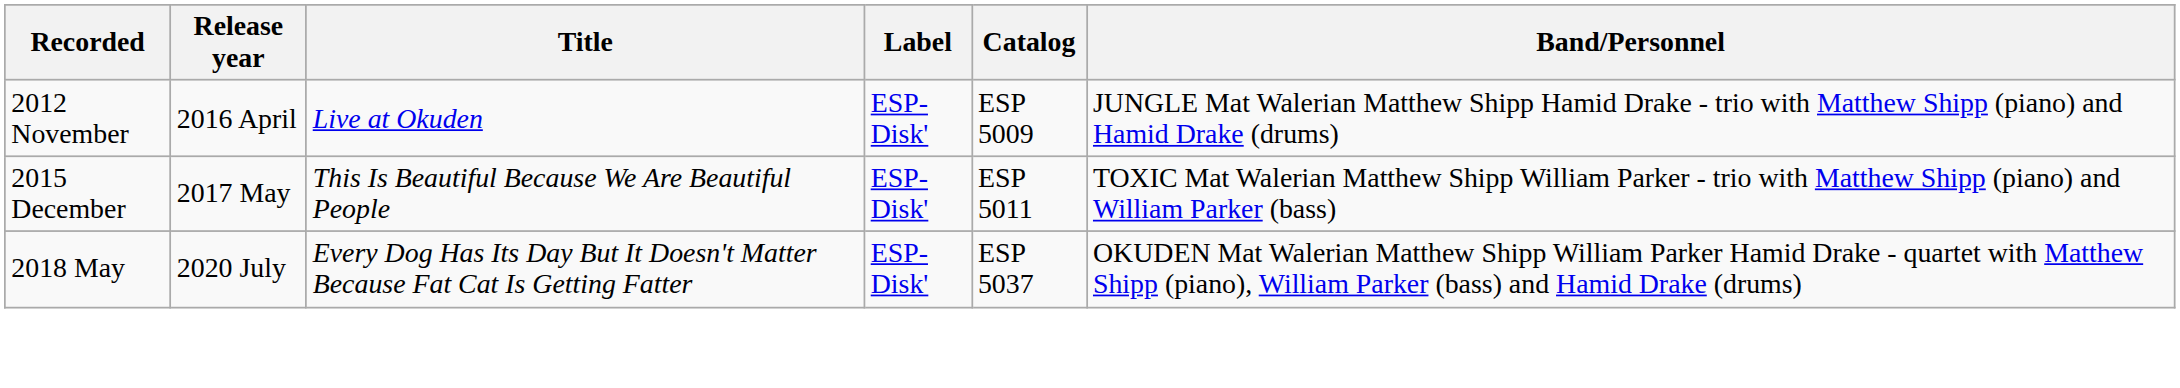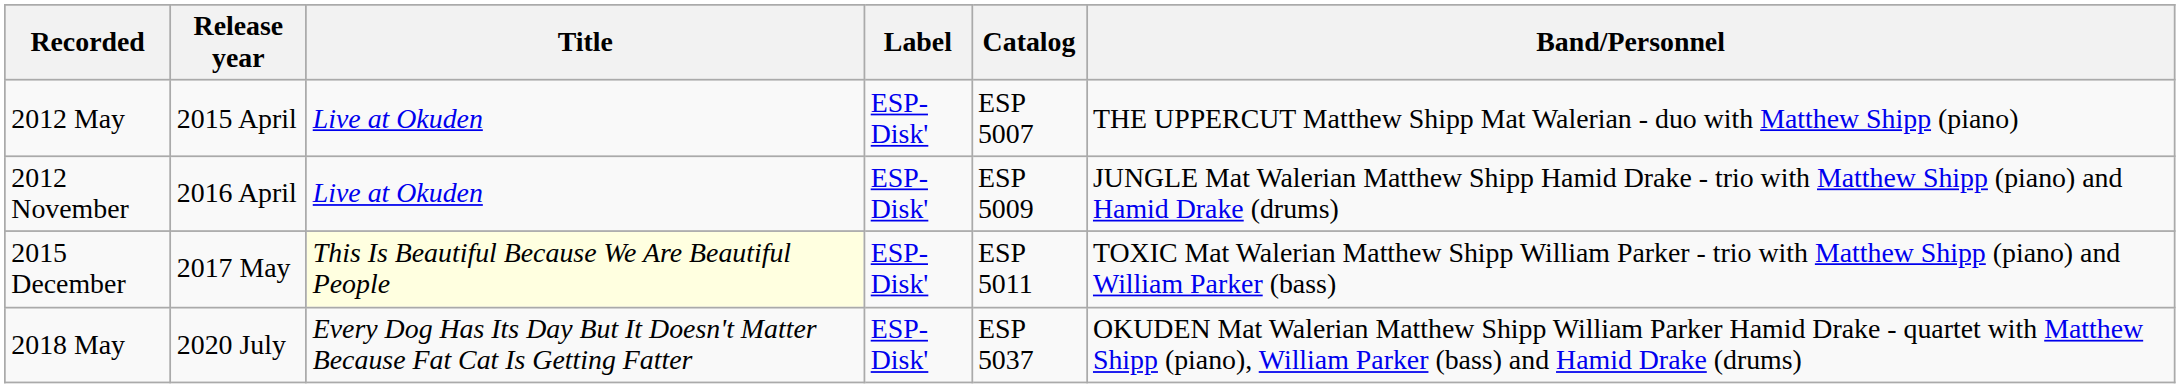+ row: (68, 117)
(552, 193) no background -> (552, 268) lightyellow background
